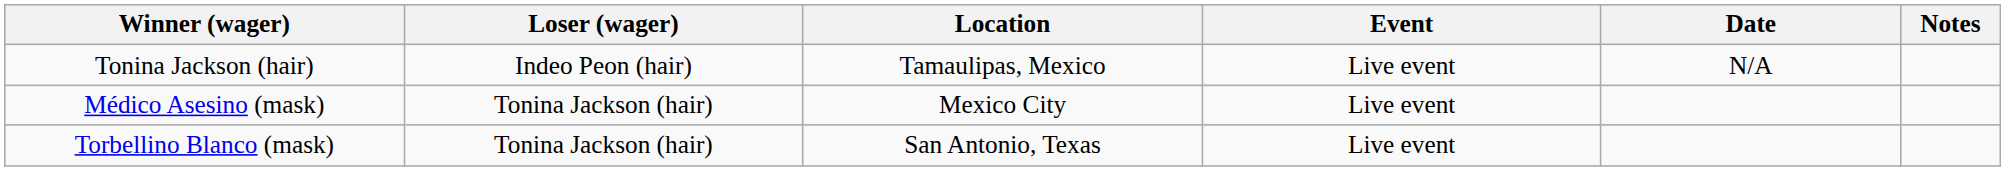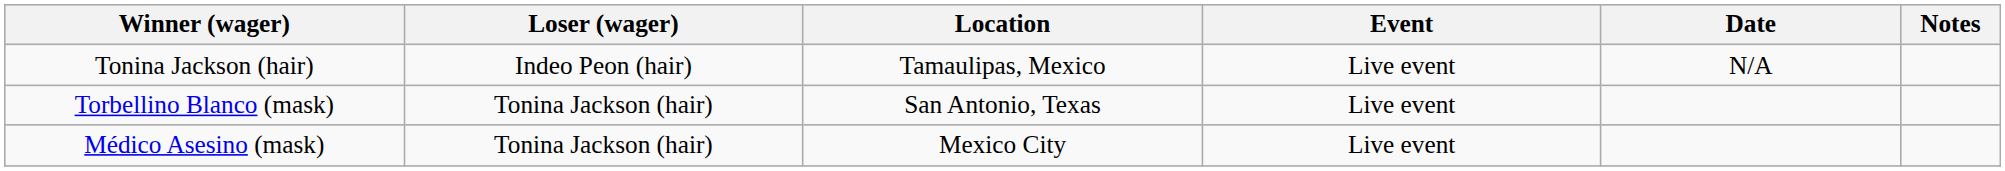rows swapped: (204, 104) <-> (204, 144)
